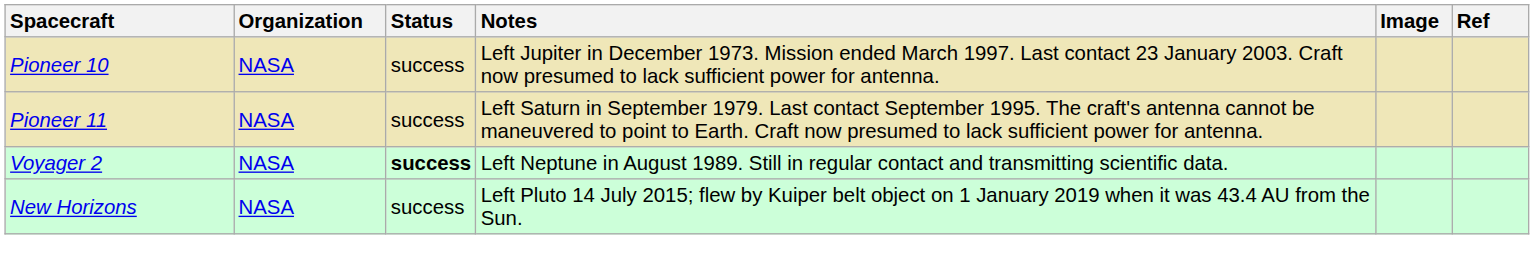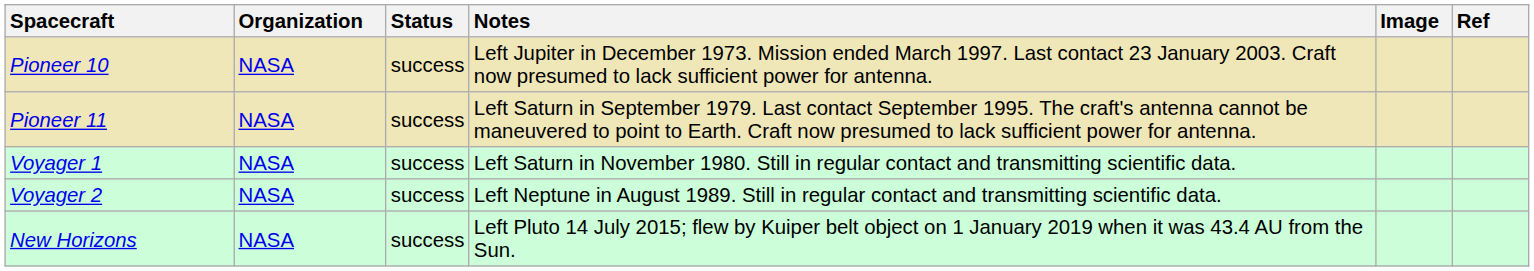+ row: (56, 163)
(431, 163) bold -> (428, 196) normal
